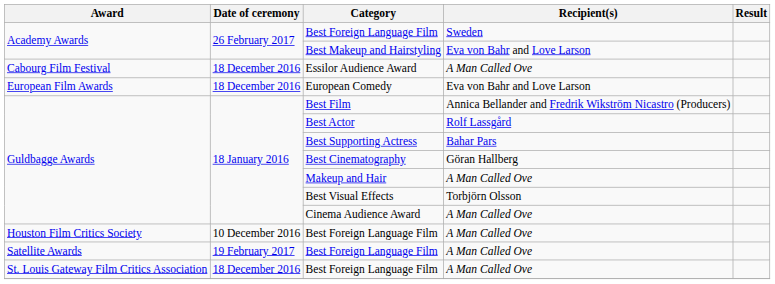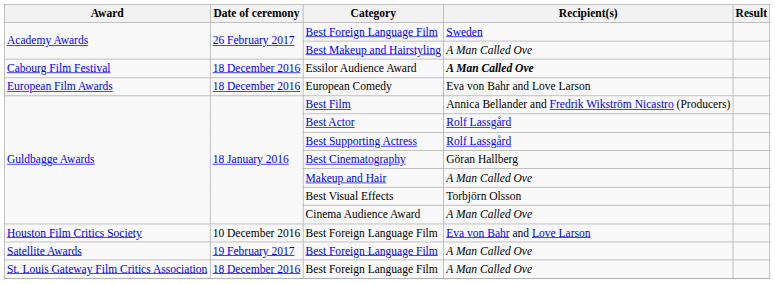(518, 50) Eva von Bahr and Love Larson -> (489, 50) A Man Called Ove
(489, 68) normal -> (490, 68) bold
(471, 141) Bahar Pars -> (479, 141) Rolf Lassgård
(489, 232) A Man Called Ove -> (518, 232) Eva von Bahr and Love Larson
